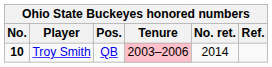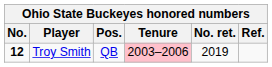(17, 52) 10 -> (17, 52) 12
(215, 52) 2014 -> (215, 52) 2019
